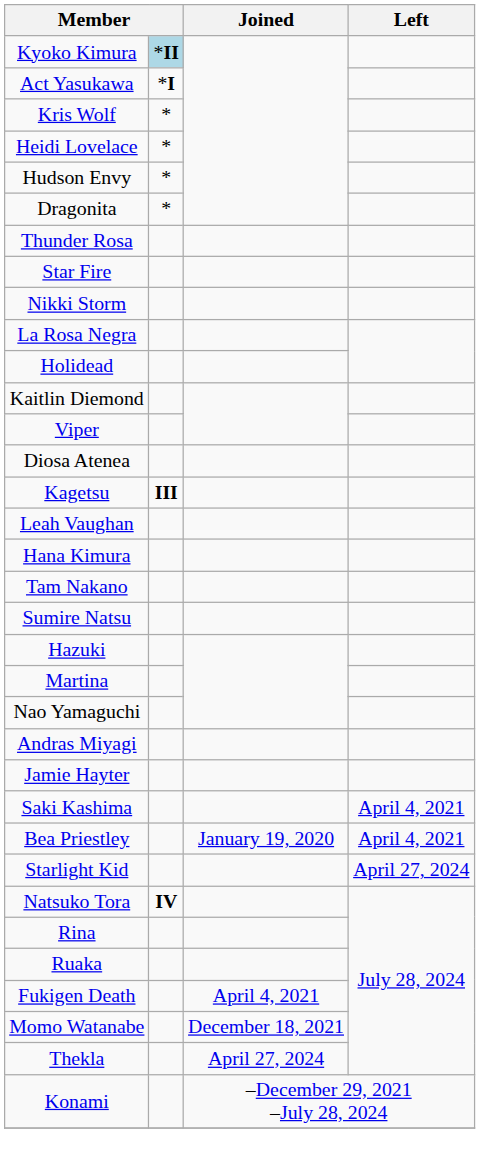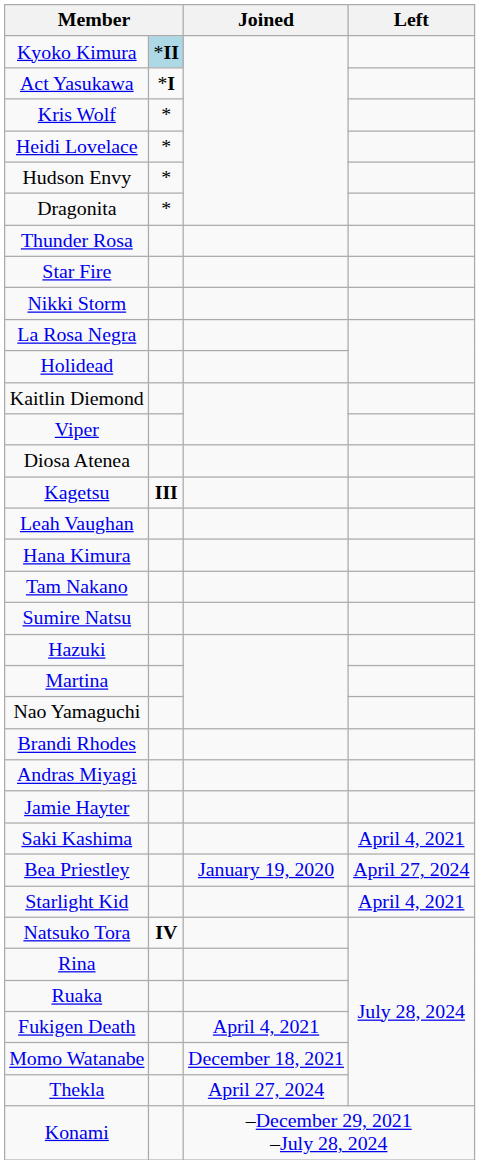+ row: (77, 743)
(411, 838) April 4, 2021 -> (411, 869) April 27, 2024
(411, 869) April 27, 2024 -> (411, 901) April 4, 2021
